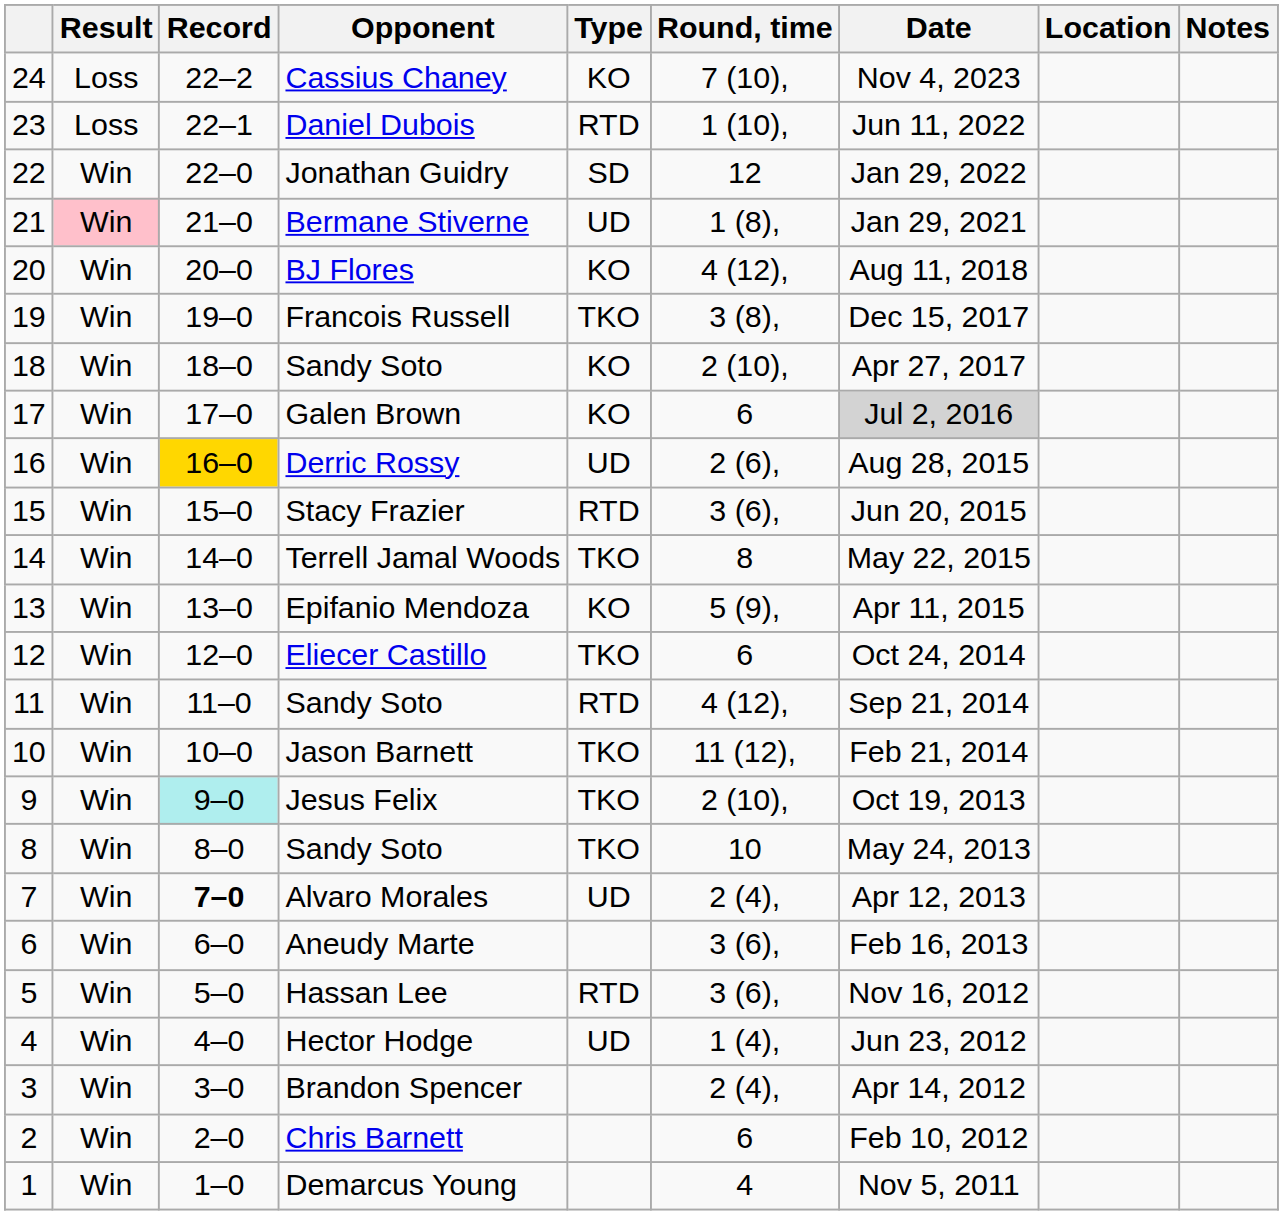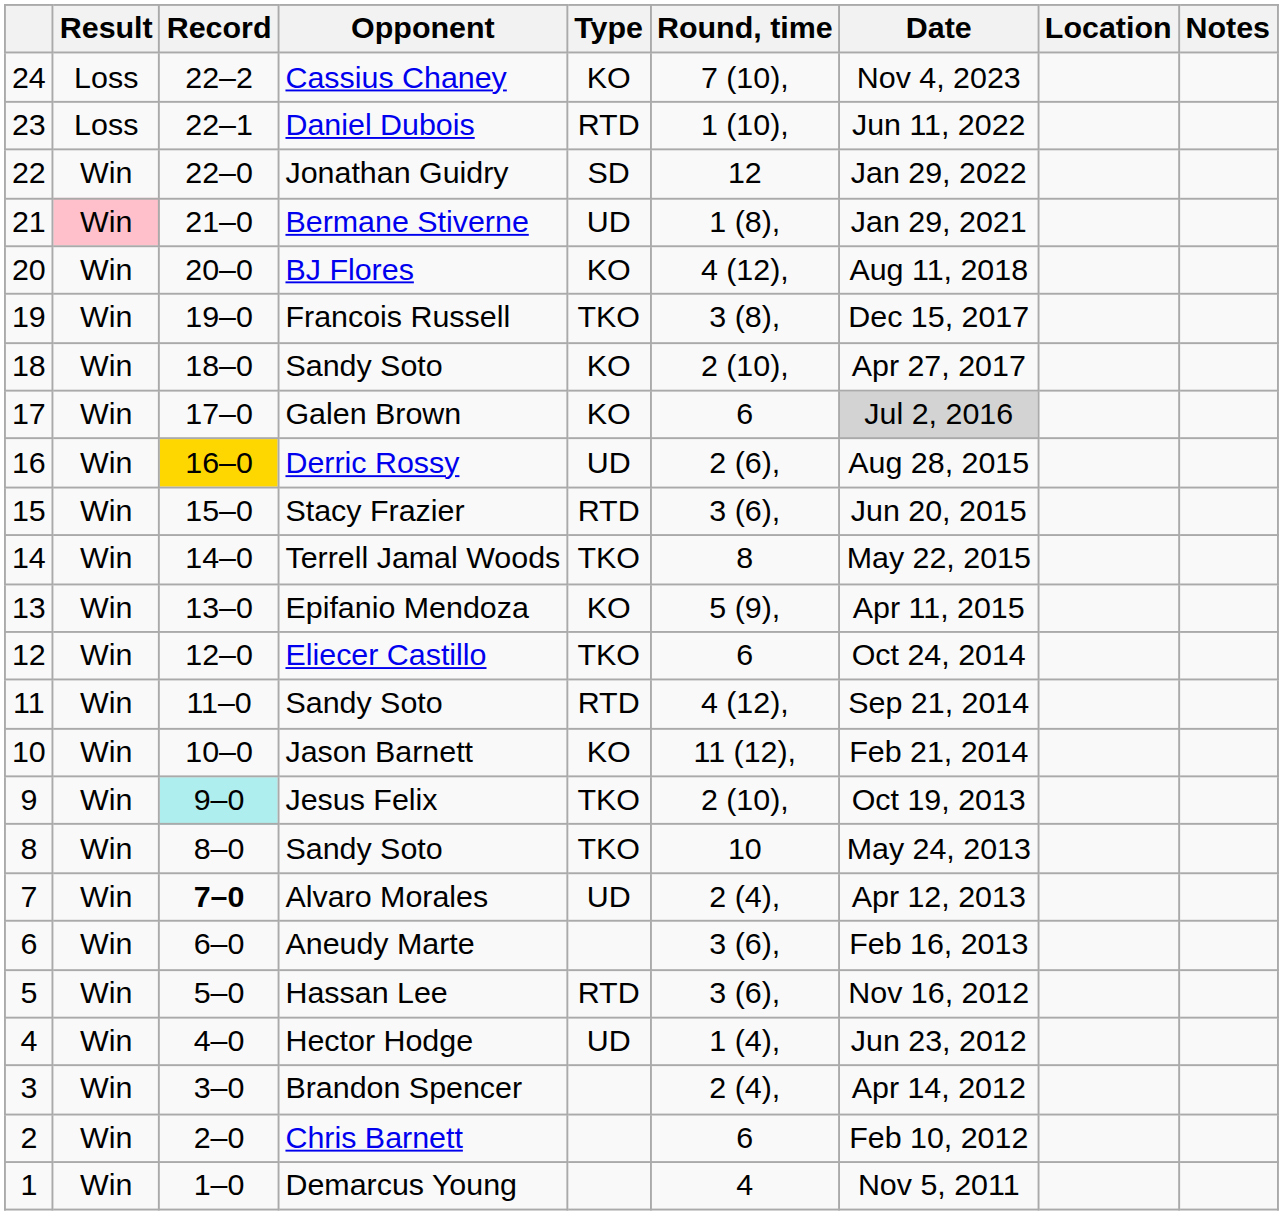(609, 751) TKO -> (609, 751) KO
